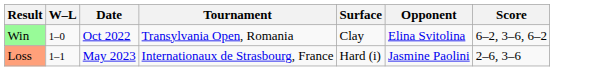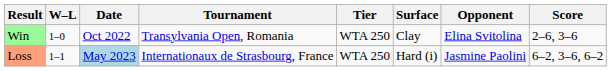+ column: (365, 14)
(511, 35) 6–2, 3–6, 6–2 -> (555, 35) 2–6, 3–6
(109, 55) no background -> (109, 55) lightblue background
(498, 55) 2–6, 3–6 -> (568, 55) 6–2, 3–6, 6–2
